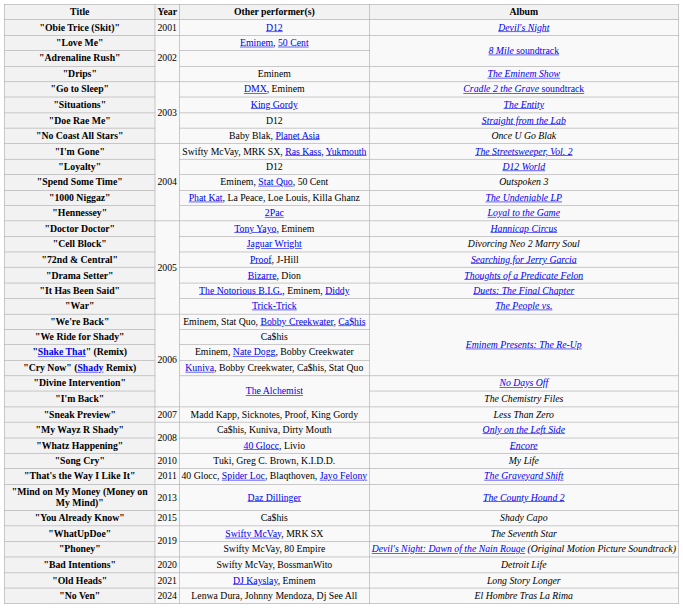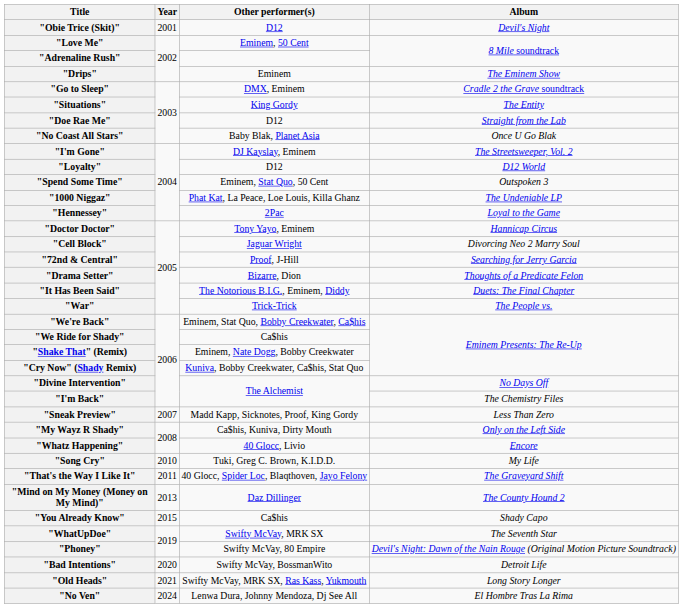(274, 151) Swifty McVay, MRK SX, Ras Kass, Yukmouth -> (274, 151) DJ Kayslay, Eminem
(274, 580) DJ Kayslay, Eminem -> (274, 580) Swifty McVay, MRK SX, Ras Kass, Yukmouth
